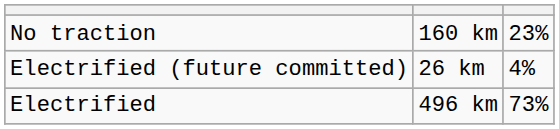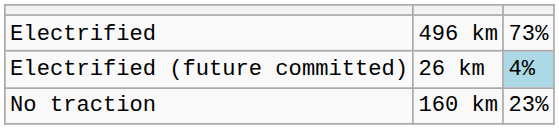rows swapped: (83, 105) <-> (83, 33)
(522, 69) no background -> (522, 69) lightblue background
